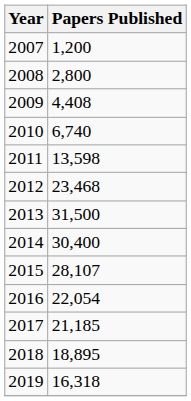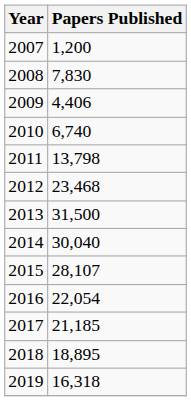(71, 74) 2,800 -> (71, 74) 7,830
(71, 102) 4,408 -> (71, 102) 4,406
(76, 158) 13,598 -> (76, 158) 13,798
(76, 242) 30,400 -> (76, 242) 30,040
